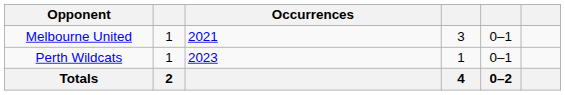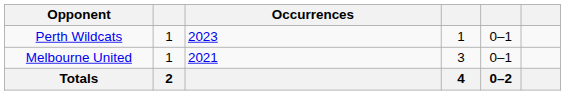rows swapped: (79, 36) <-> (79, 57)
